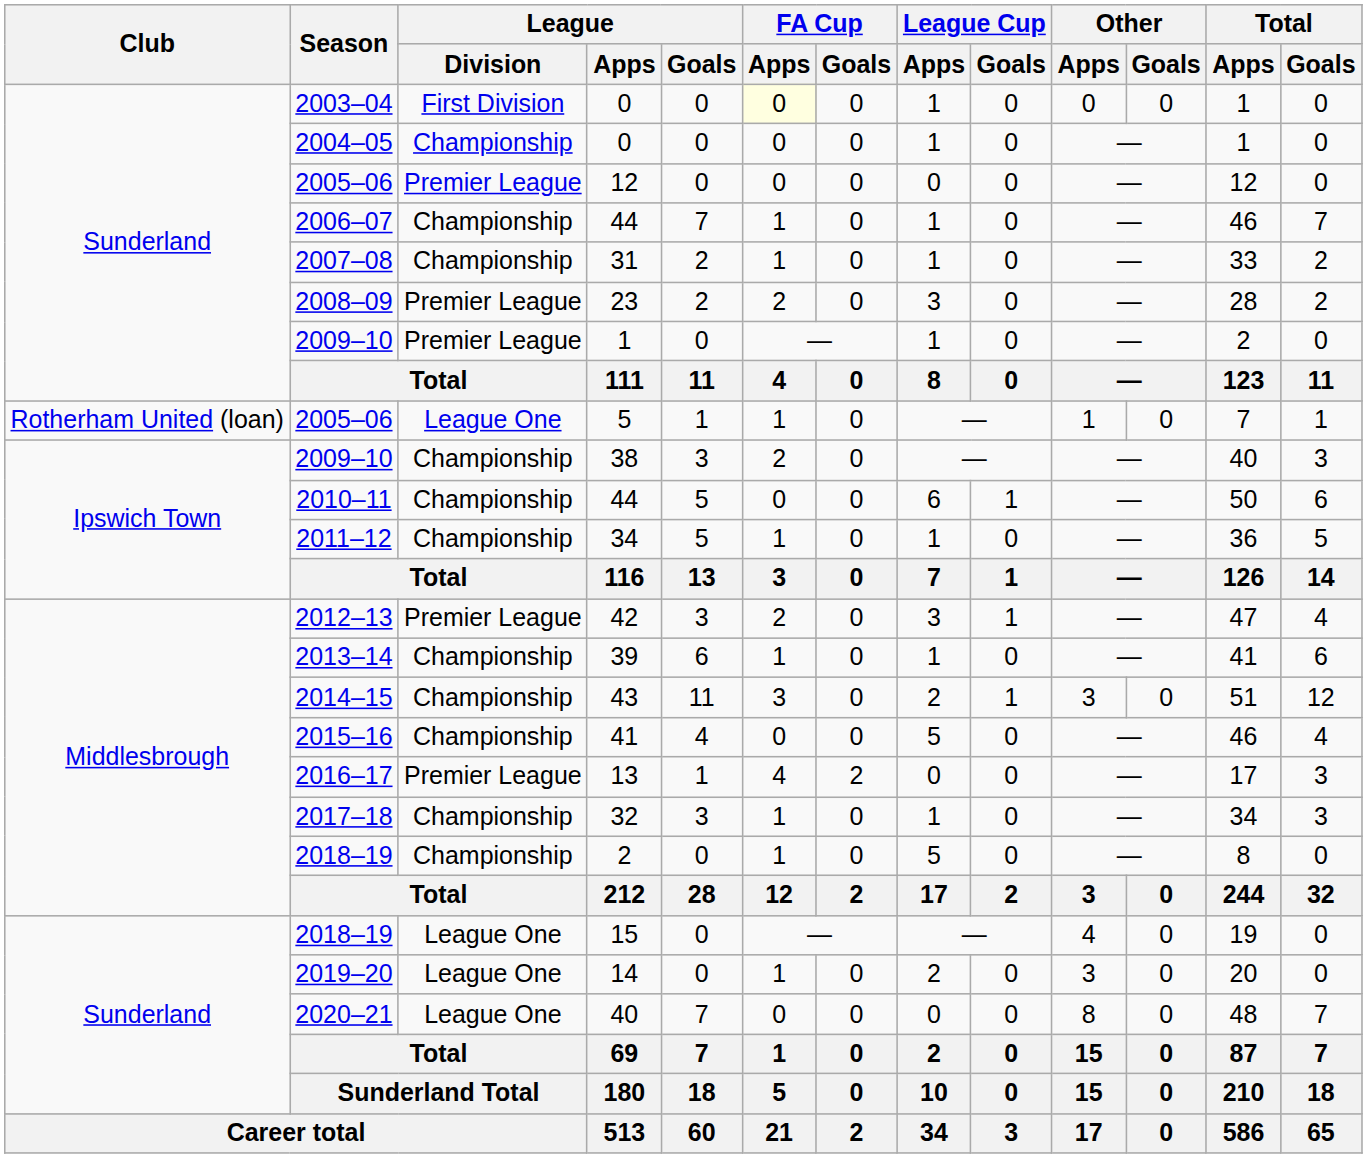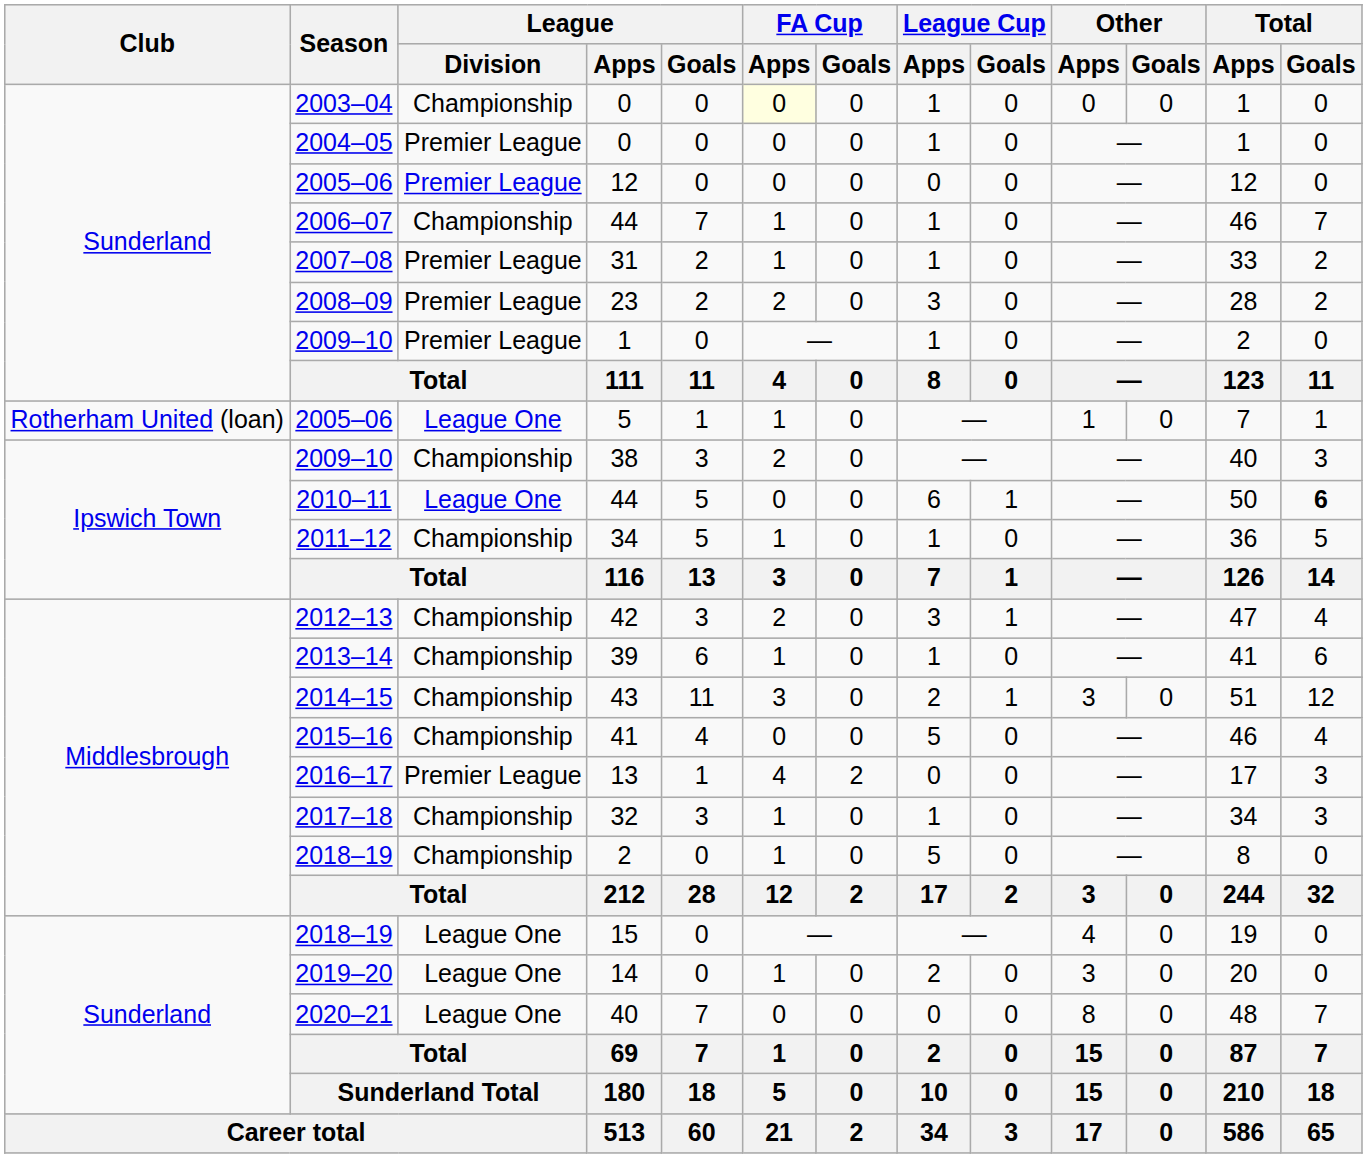(493, 103) First Division -> (493, 103) Championship
(493, 143) Championship -> (493, 143) Premier League
(493, 261) Championship -> (493, 261) Premier League
(493, 499) Championship -> (493, 499) League One
(1321, 499) normal -> (1321, 499) bold
(493, 618) Premier League -> (493, 618) Championship
